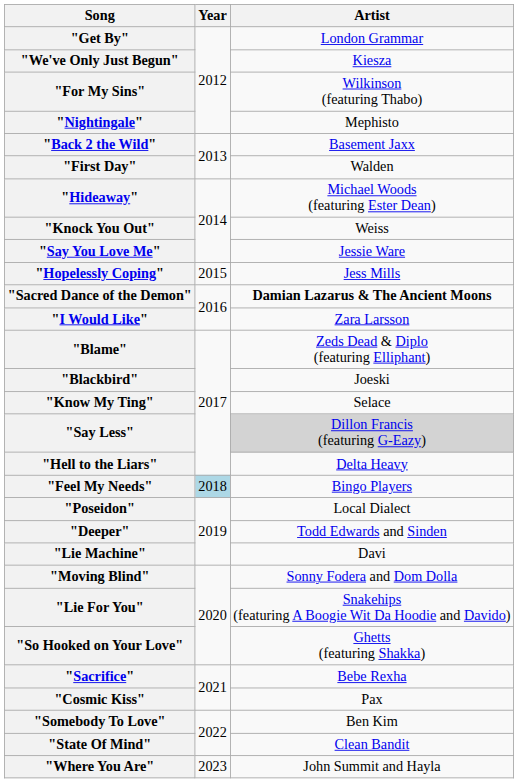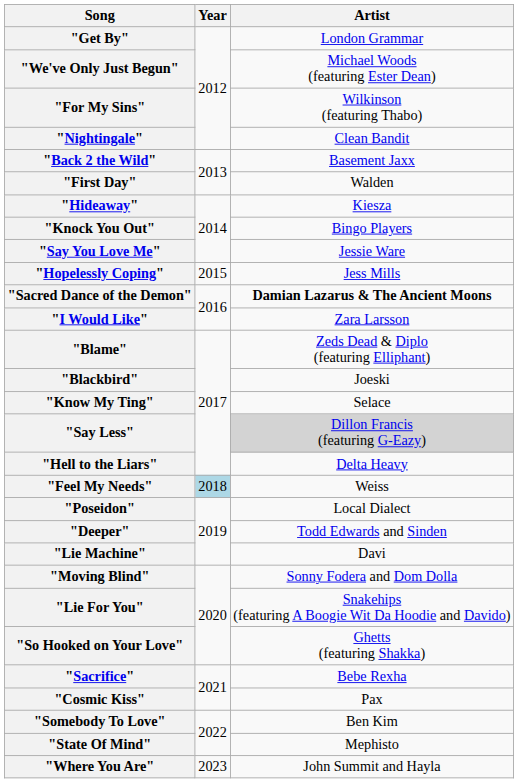(372, 60) Kiesza -> (372, 68) Michael Woods (featuring Ester Dean)
(372, 122) Mephisto -> (372, 138) Clean Bandit
(372, 197) Michael Woods (featuring Ester Dean) -> (372, 205) Kiesza
(372, 228) Weiss -> (372, 228) Bingo Players
(372, 486) Bingo Players -> (372, 486) Weiss
(372, 744) Clean Bandit -> (372, 744) Mephisto
